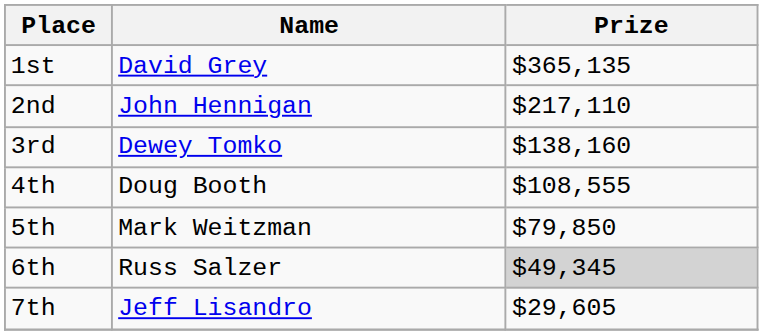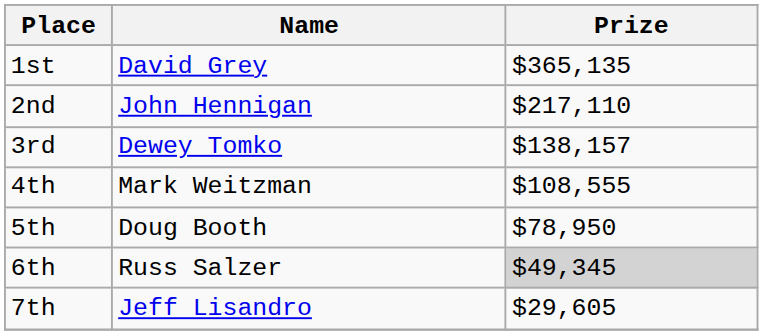(572, 147) $138,160 -> (572, 147) $138,157
(193, 187) Doug Booth -> (215, 187) Mark Weitzman
(215, 228) Mark Weitzman -> (193, 228) Doug Booth
(564, 228) $79,850 -> (564, 228) $78,950
